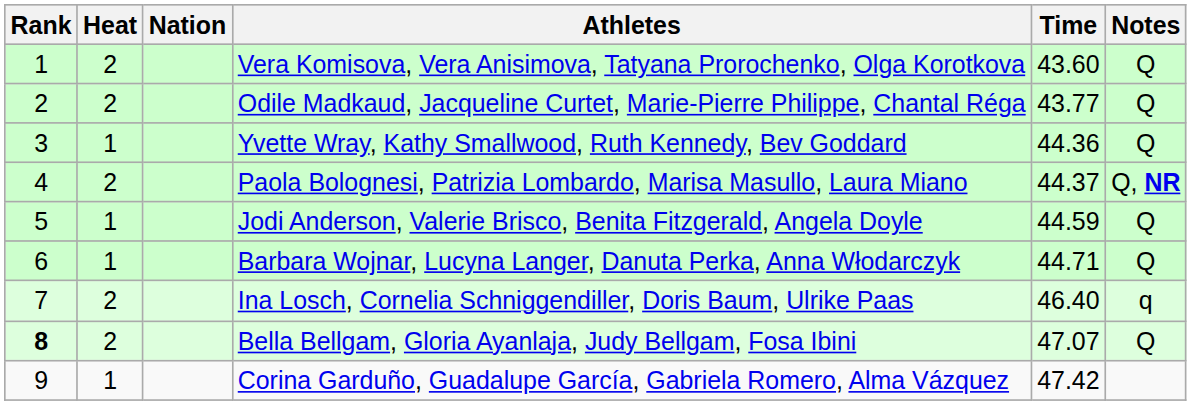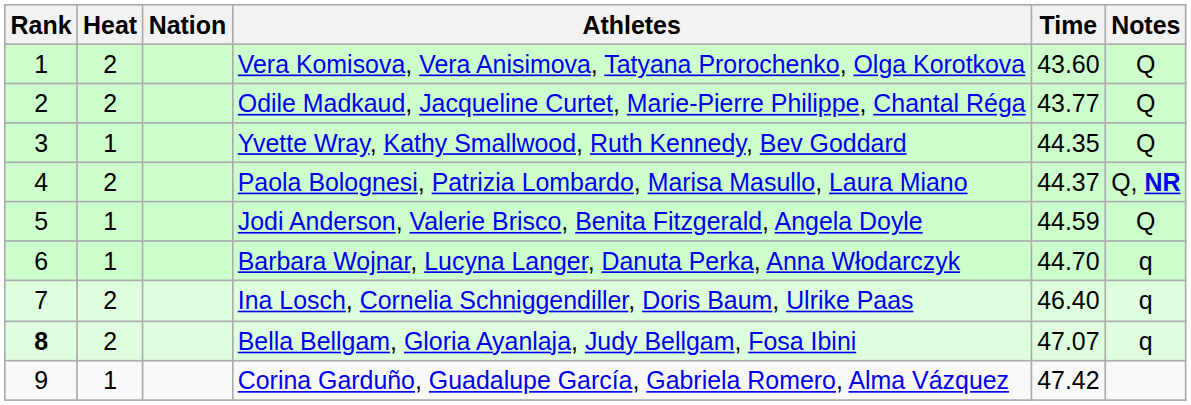(1068, 143) 44.36 -> (1068, 143) 44.35
(1068, 262) 44.71 -> (1068, 262) 44.70
(1146, 262) Q -> (1146, 262) q
(1146, 340) Q -> (1146, 340) q
